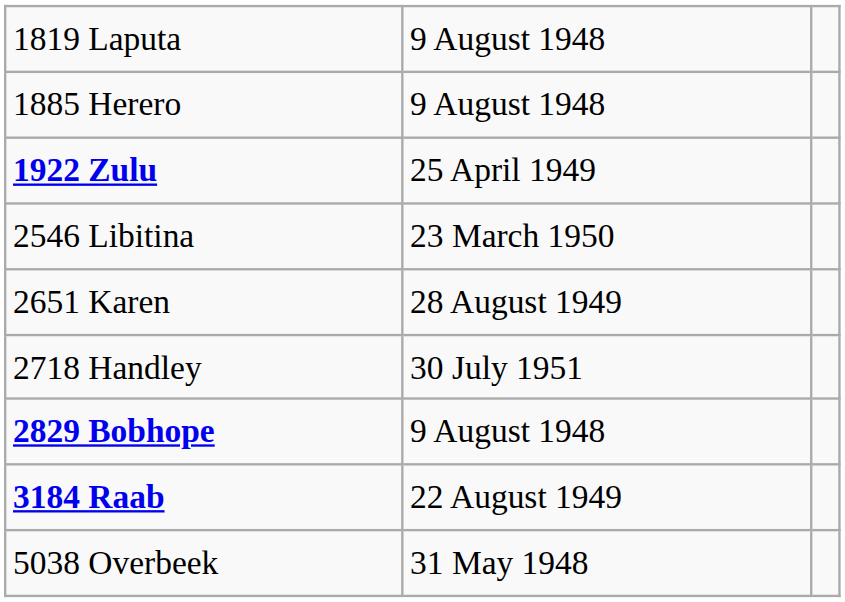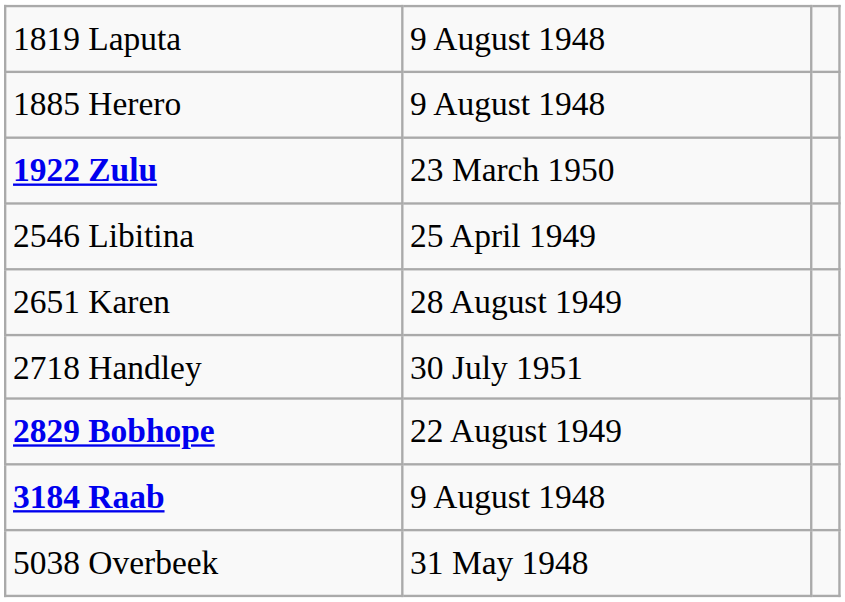(503, 169) 25 April 1949 -> (512, 169) 23 March 1950
(512, 235) 23 March 1950 -> (503, 235) 25 April 1949
(508, 431) 9 August 1948 -> (516, 431) 22 August 1949
(516, 497) 22 August 1949 -> (508, 497) 9 August 1948
